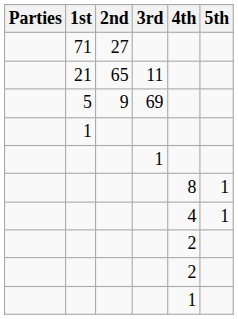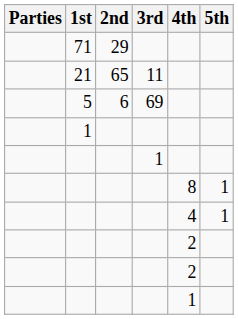(120, 46) 27 -> (120, 46) 29
(124, 103) 9 -> (124, 103) 6
